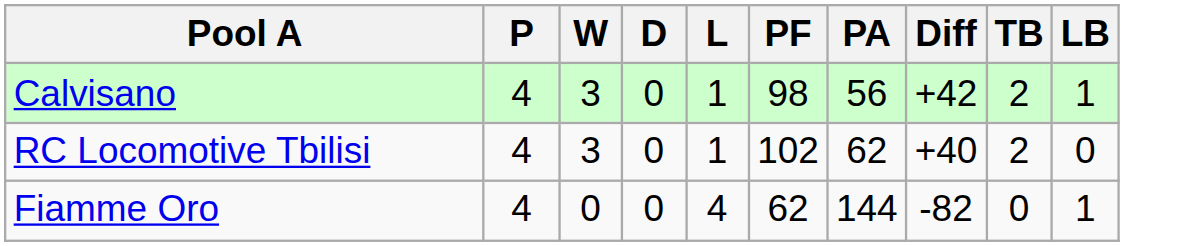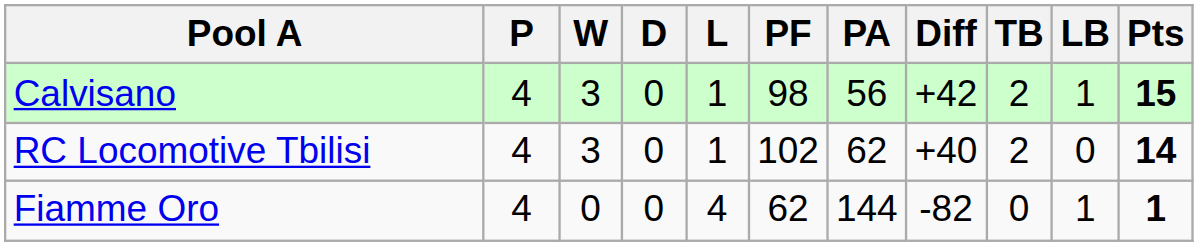+ column: (1156, 33)
